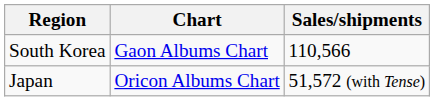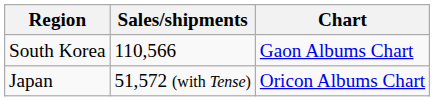columns swapped: (197, 19) <-> (357, 19)
